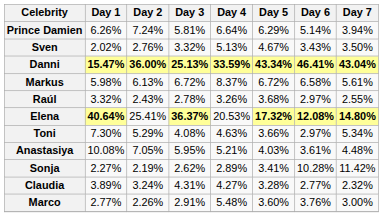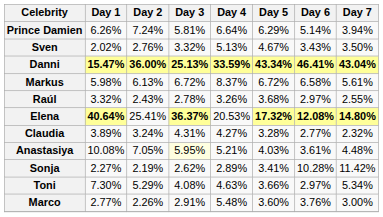rows swapped: (45, 185) <-> (45, 133)
(190, 151) no background -> (190, 151) lightyellow background
